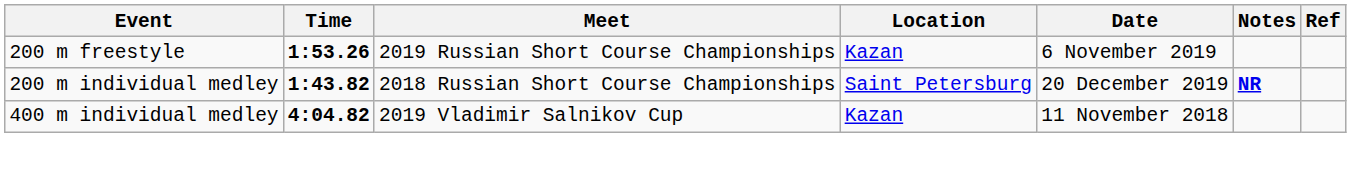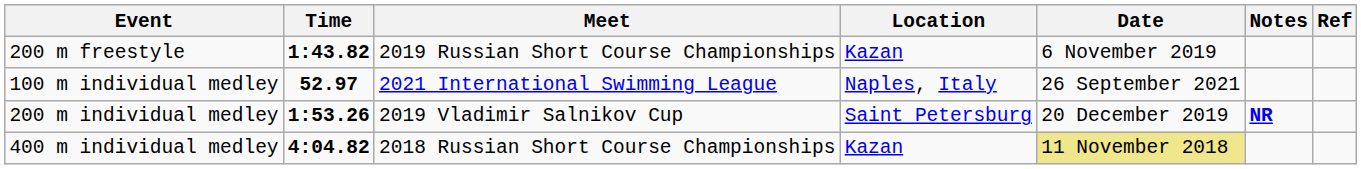(329, 52) 1:53.26 -> (329, 52) 1:43.82
+ row: (144, 84)
(329, 84) 1:43.82 -> (329, 116) 1:53.26
(607, 84) 2018 Russian Short Course Championships -> (531, 116) 2019 Vladimir Salnikov Cup
(531, 116) 2019 Vladimir Salnikov Cup -> (607, 148) 2018 Russian Short Course Championships
(1135, 116) no background -> (1135, 148) khaki background
